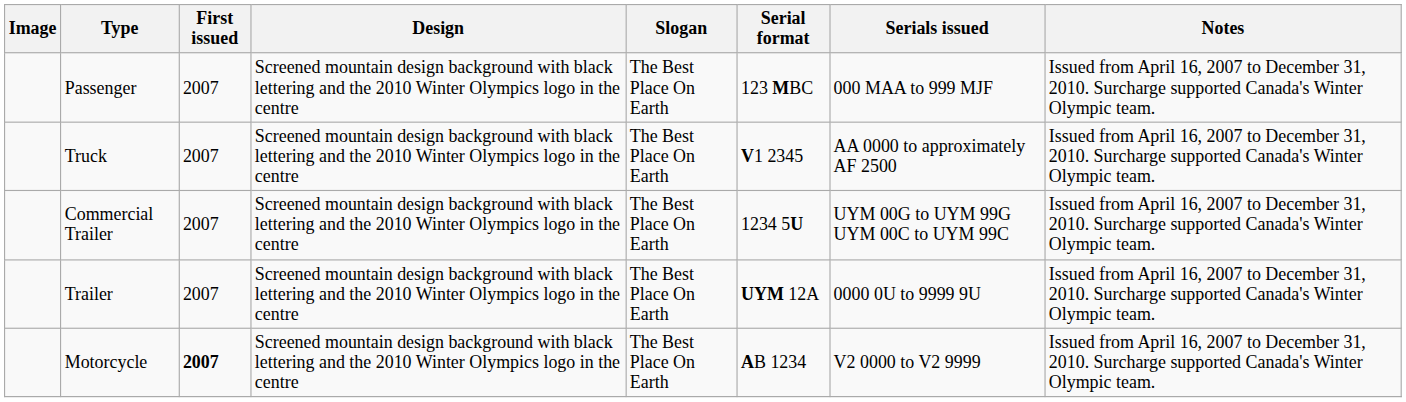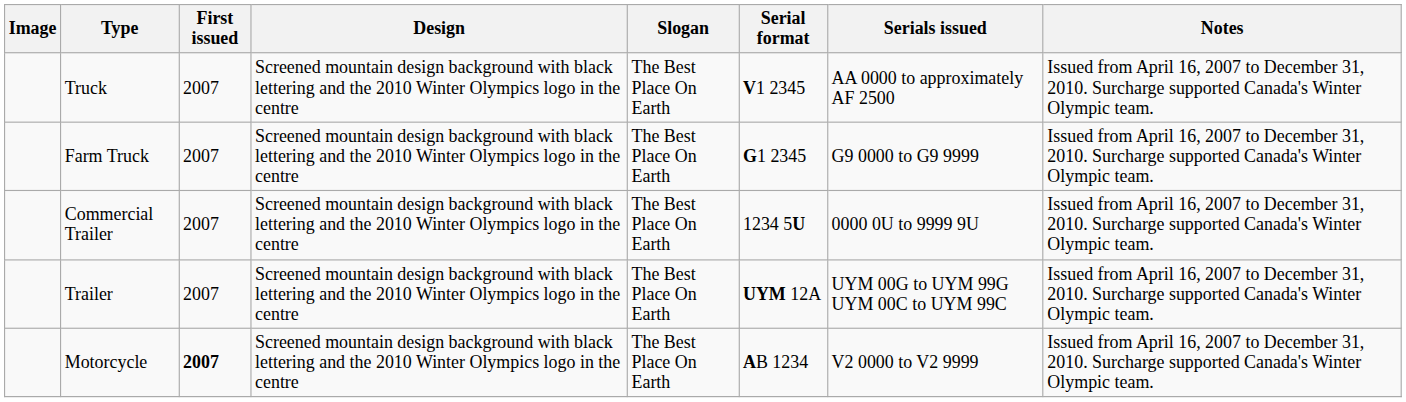- row: (101, 87)
+ row: (107, 156)
(922, 224) UYM 00G to UYM 99G UYM 00C to UYM 99C -> (905, 224) 0000 0U to 9999 9U
(907, 293) 0000 0U to 9999 9U -> (920, 293) UYM 00G to UYM 99G UYM 00C to UYM 99C
